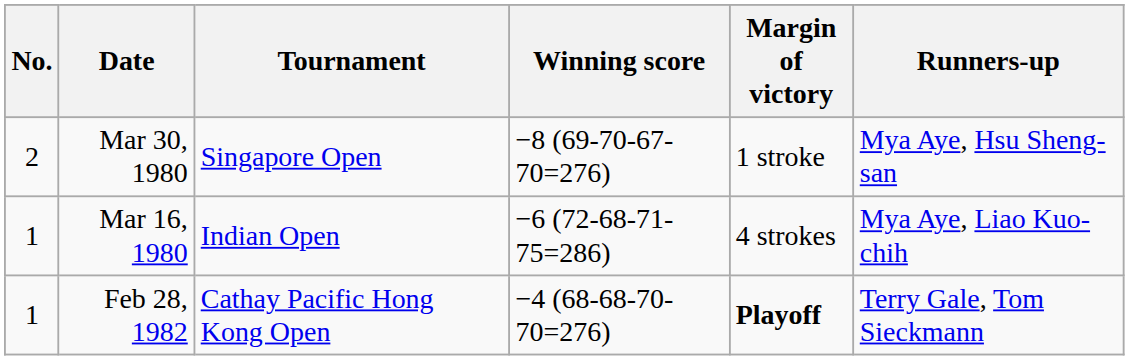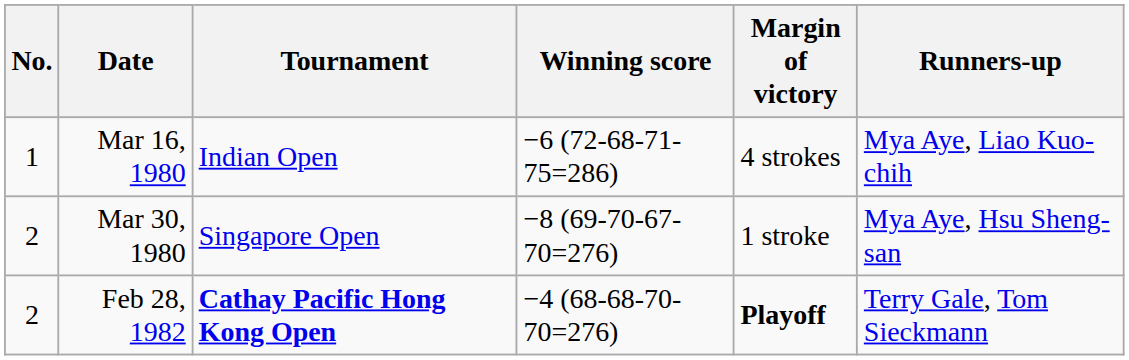rows swapped: (143, 235) <-> (143, 156)
(32, 315) 1 -> (32, 315) 2
(317, 315) normal -> (322, 315) bold
